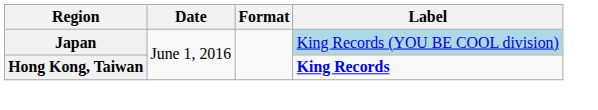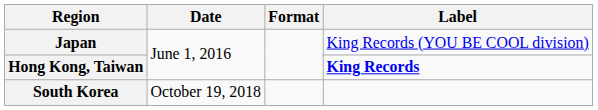(428, 42) lightblue background -> (458, 42) no background
+ row: (76, 92)
